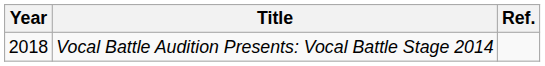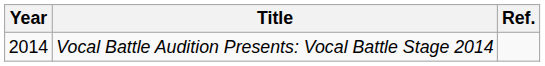(28, 46) 2018 -> (28, 46) 2014
